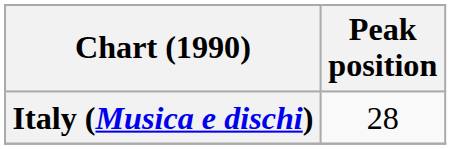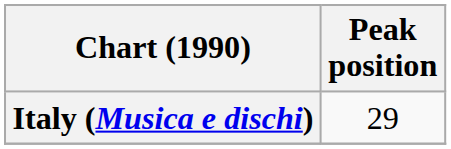(383, 117) 28 -> (383, 117) 29
